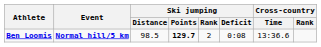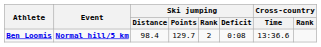(150, 35) 98.5 -> (150, 35) 98.4
(184, 35) bold -> (184, 35) normal
